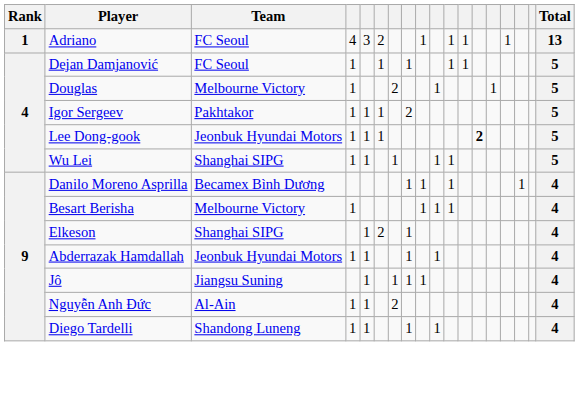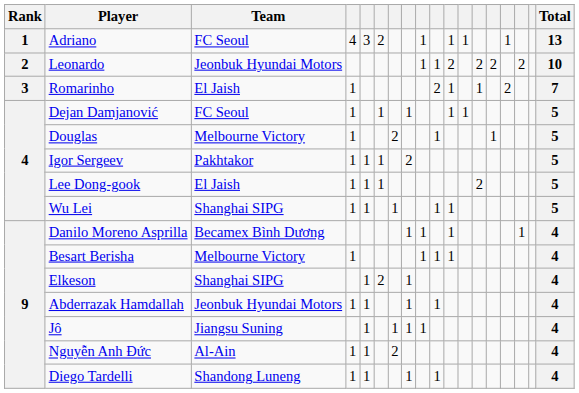+ row: (77, 64)
+ row: (81, 88)
(268, 136) Jeonbuk Hyundai Motors -> (217, 184) El Jaish
(479, 136) bold -> (479, 184) normal
